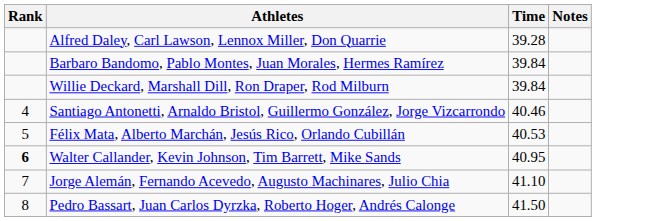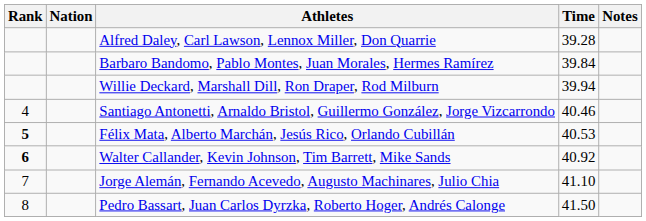+ column: (71, 16)
(529, 87) 39.84 -> (579, 87) 39.94
(25, 134) normal -> (25, 134) bold
(529, 157) 40.95 -> (579, 157) 40.92
